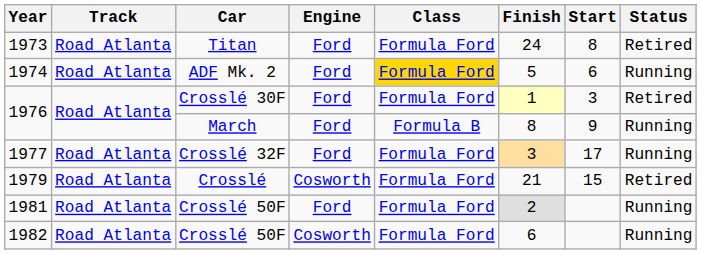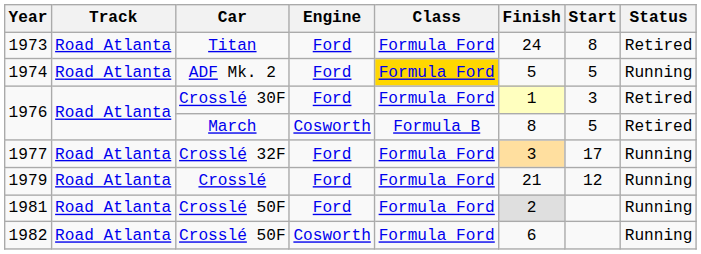(593, 72) 6 -> (593, 72) 5
(332, 126) Ford -> (332, 126) Cosworth
(593, 126) 9 -> (593, 126) 5
(659, 126) Running -> (659, 126) Retired
(332, 181) Cosworth -> (332, 181) Ford
(593, 181) 15 -> (593, 181) 12
(659, 181) Retired -> (659, 181) Running
